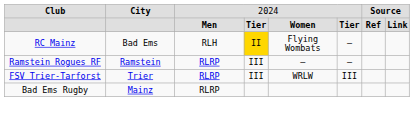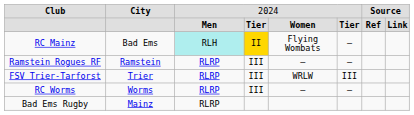(209, 44) no background -> (209, 44) paleturquoise background
+ row: (55, 90)
